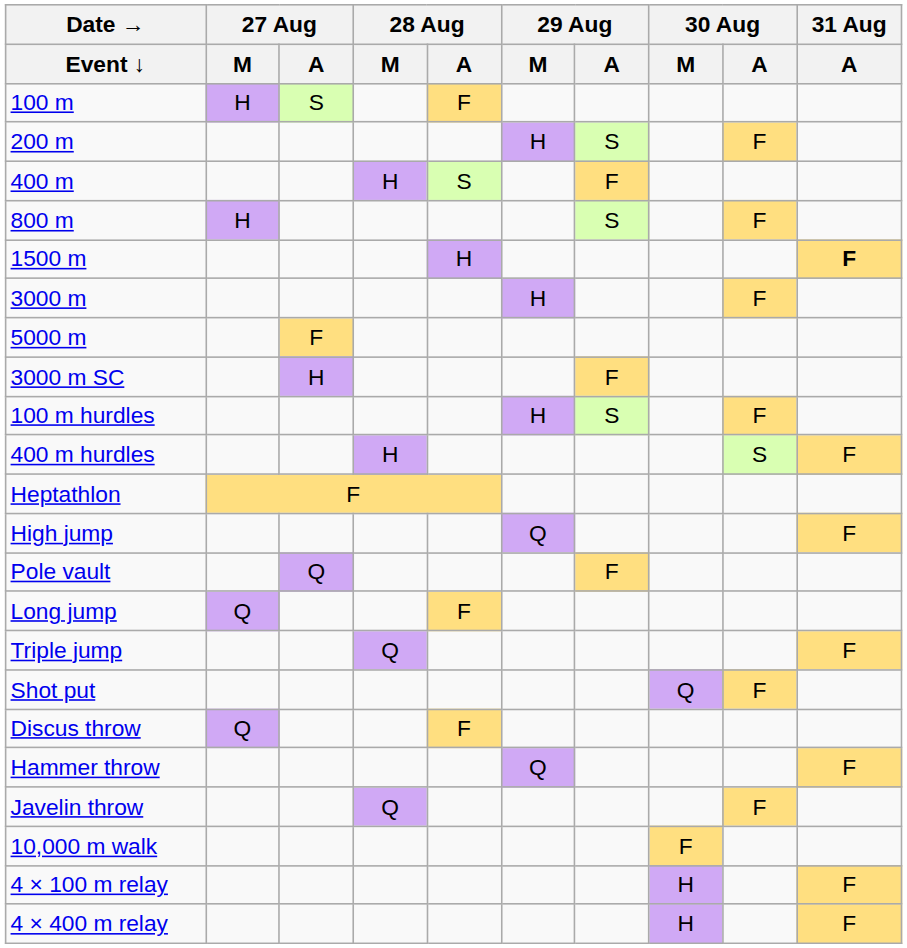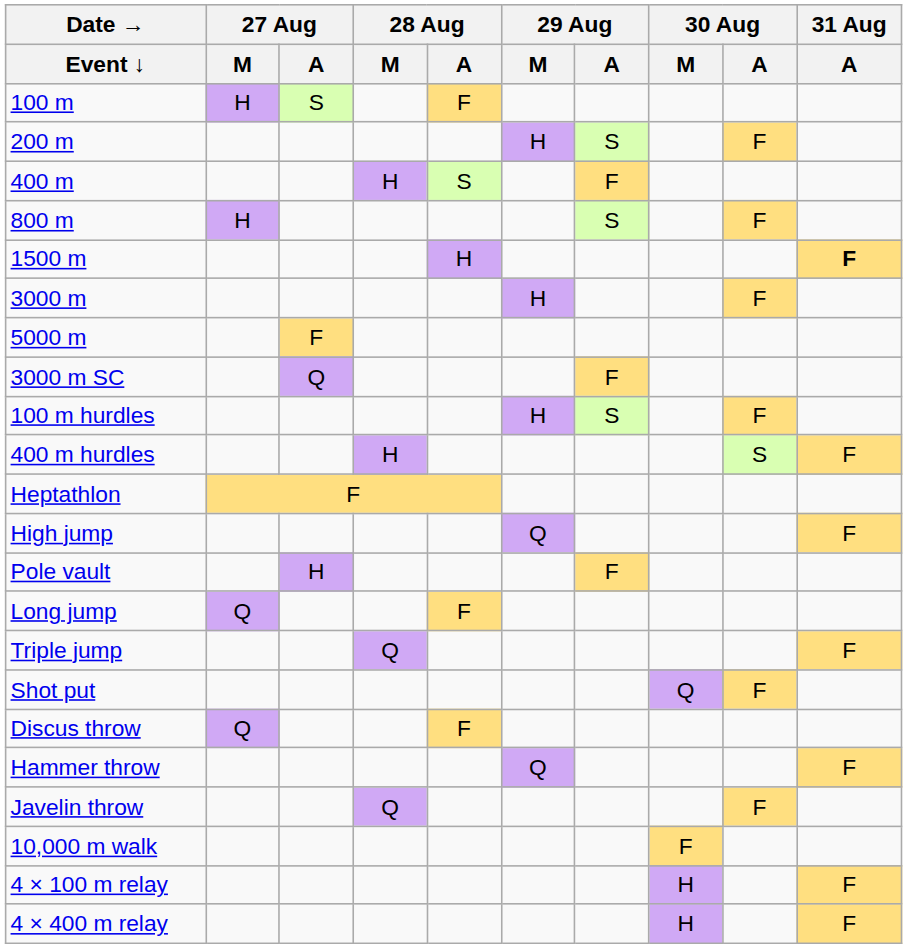(316, 376) H -> (316, 376) Q
(316, 572) Q -> (316, 572) H
